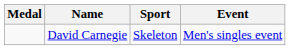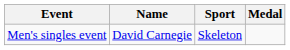columns swapped: (25, 14) <-> (233, 14)
